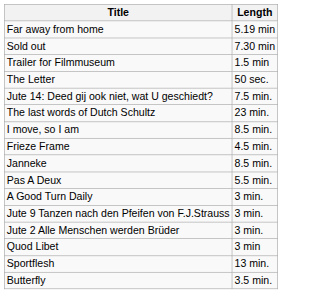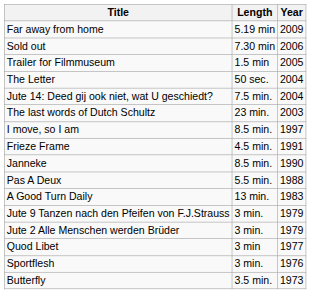+ column: (292, 12)
(249, 197) 3 min. -> (252, 197) 13 min.
(252, 264) 13 min. -> (249, 264) 3 min.
